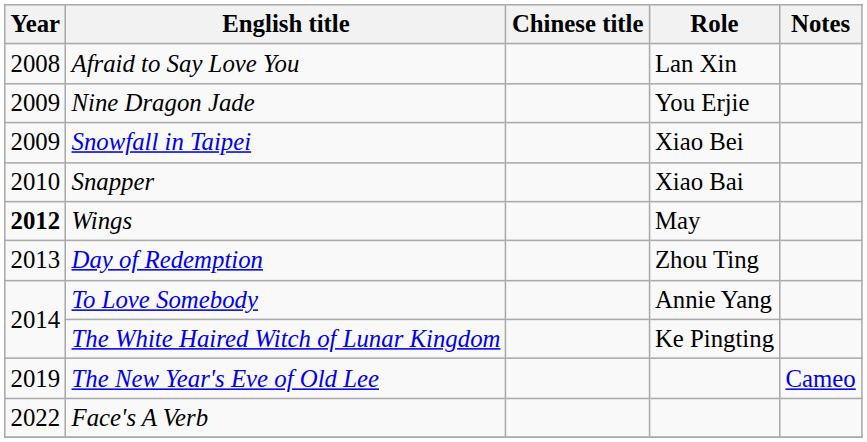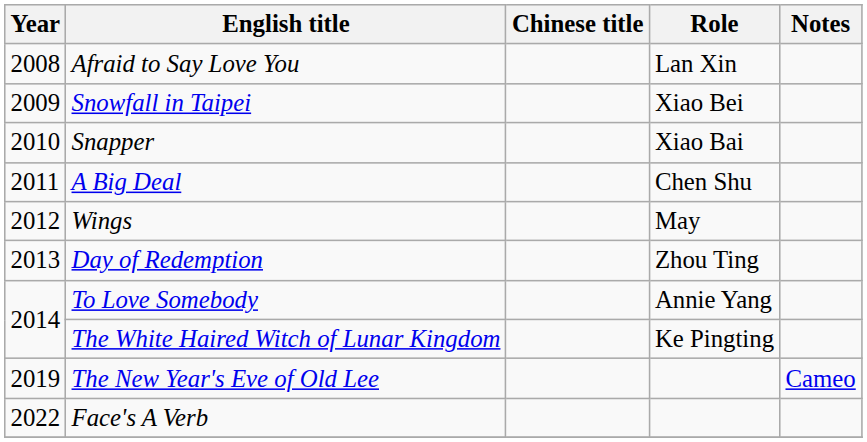- row: (163, 102)
+ row: (126, 181)
(35, 220) bold -> (35, 220) normal
